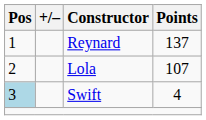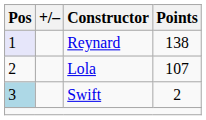(12, 43) no background -> (12, 43) lavender background
(177, 43) 137 -> (177, 43) 138
(177, 95) 4 -> (177, 95) 2
